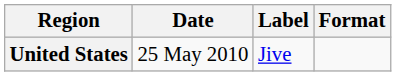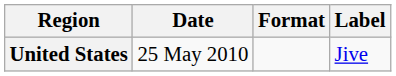columns swapped: (352, 20) <-> (283, 20)
